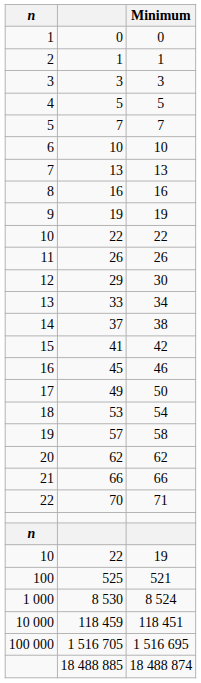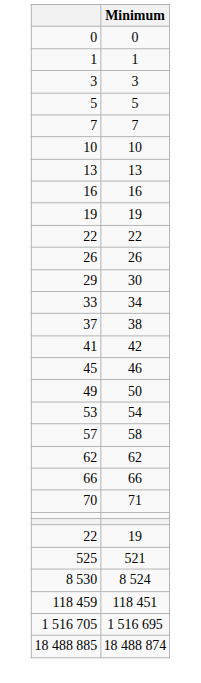- column: (31, 15)
